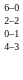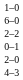+ row: (12, 7)
+ row: (12, 59)
